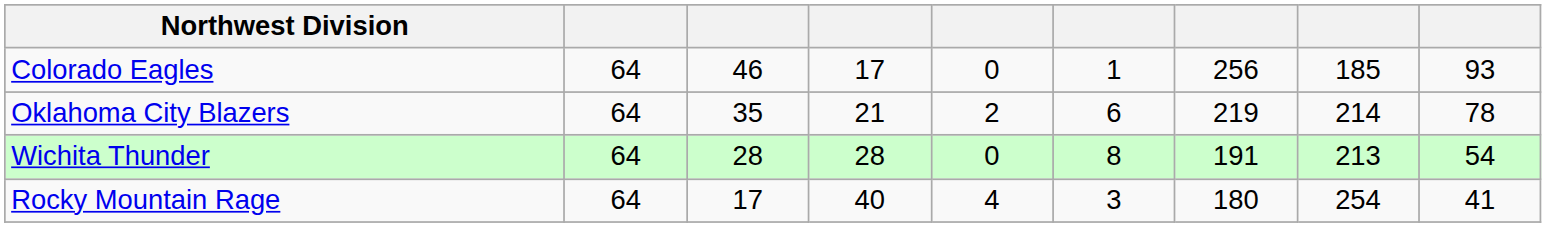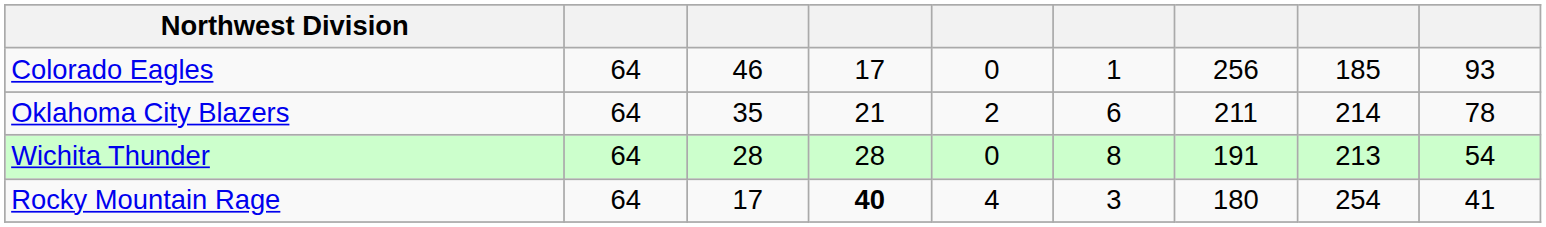(1236, 112) 219 -> (1236, 112) 211
(870, 199) normal -> (870, 199) bold
